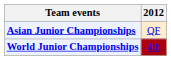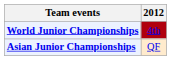rows swapped: (73, 47) <-> (71, 30)
